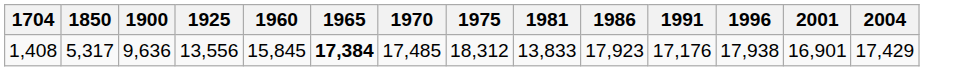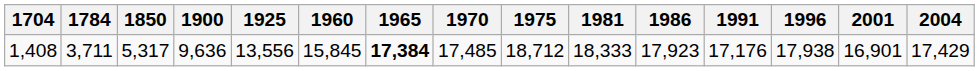+ column: (89, 19)
(479, 50) 18,312 -> (535, 50) 18,712
(547, 50) 13,833 -> (602, 50) 18,333
